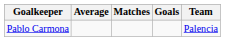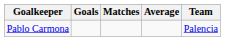columns swapped: (167, 12) <-> (91, 12)
